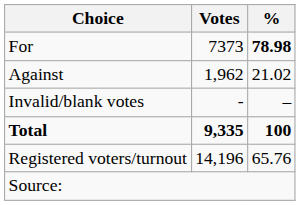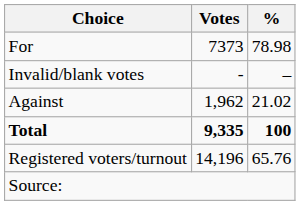(271, 46) bold -> (271, 46) normal
rows swapped: (36, 74) <-> (76, 102)
